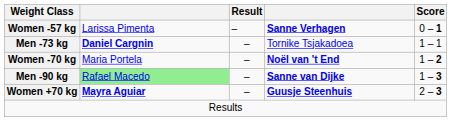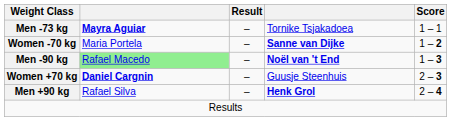- row: (42, 28)
(118, 44) Daniel Cargnin -> (114, 28) Mayra Aguiar
(303, 60) Noël van 't End -> (306, 44) Sanne van Dijke
(306, 76) Sanne van Dijke -> (303, 60) Noël van 't End
(114, 92) Mayra Aguiar -> (118, 76) Daniel Cargnin
(310, 92) bold -> (307, 76) normal
+ row: (42, 92)
